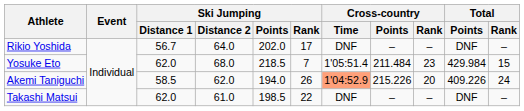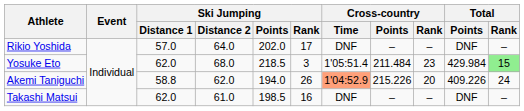(166, 47) 56.7 -> (166, 47) 57.0
(306, 64) 7 -> (306, 64) 3
(504, 64) no background -> (504, 64) lightgreen background
(166, 81) 58.5 -> (166, 81) 58.8
(306, 97) 22 -> (306, 97) 16
